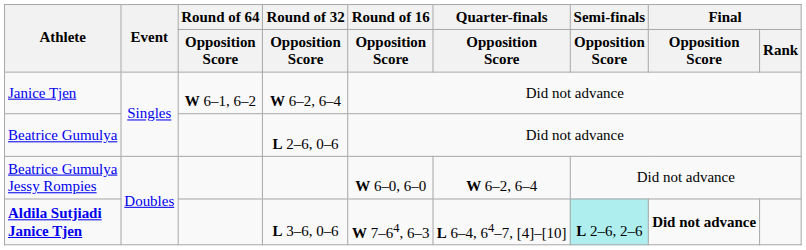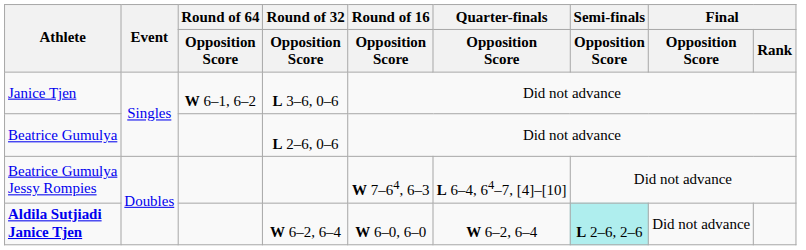(306, 102) W 6–2, 6–4 -> (306, 102) L 3–6, 0–6
(391, 186) W 6–0, 6–0 -> (391, 188) W 7–64, 6–3
(502, 186) W 6–2, 6–4 -> (502, 188) L 6–4, 64–7, [4]–[10]
(306, 231) L 3–6, 0–6 -> (306, 233) W 6–2, 6–4
(391, 231) W 7–64, 6–3 -> (391, 233) W 6–0, 6–0
(502, 231) L 6–4, 64–7, [4]–[10] -> (502, 233) W 6–2, 6–4
(704, 222) bold -> (701, 224) normal
